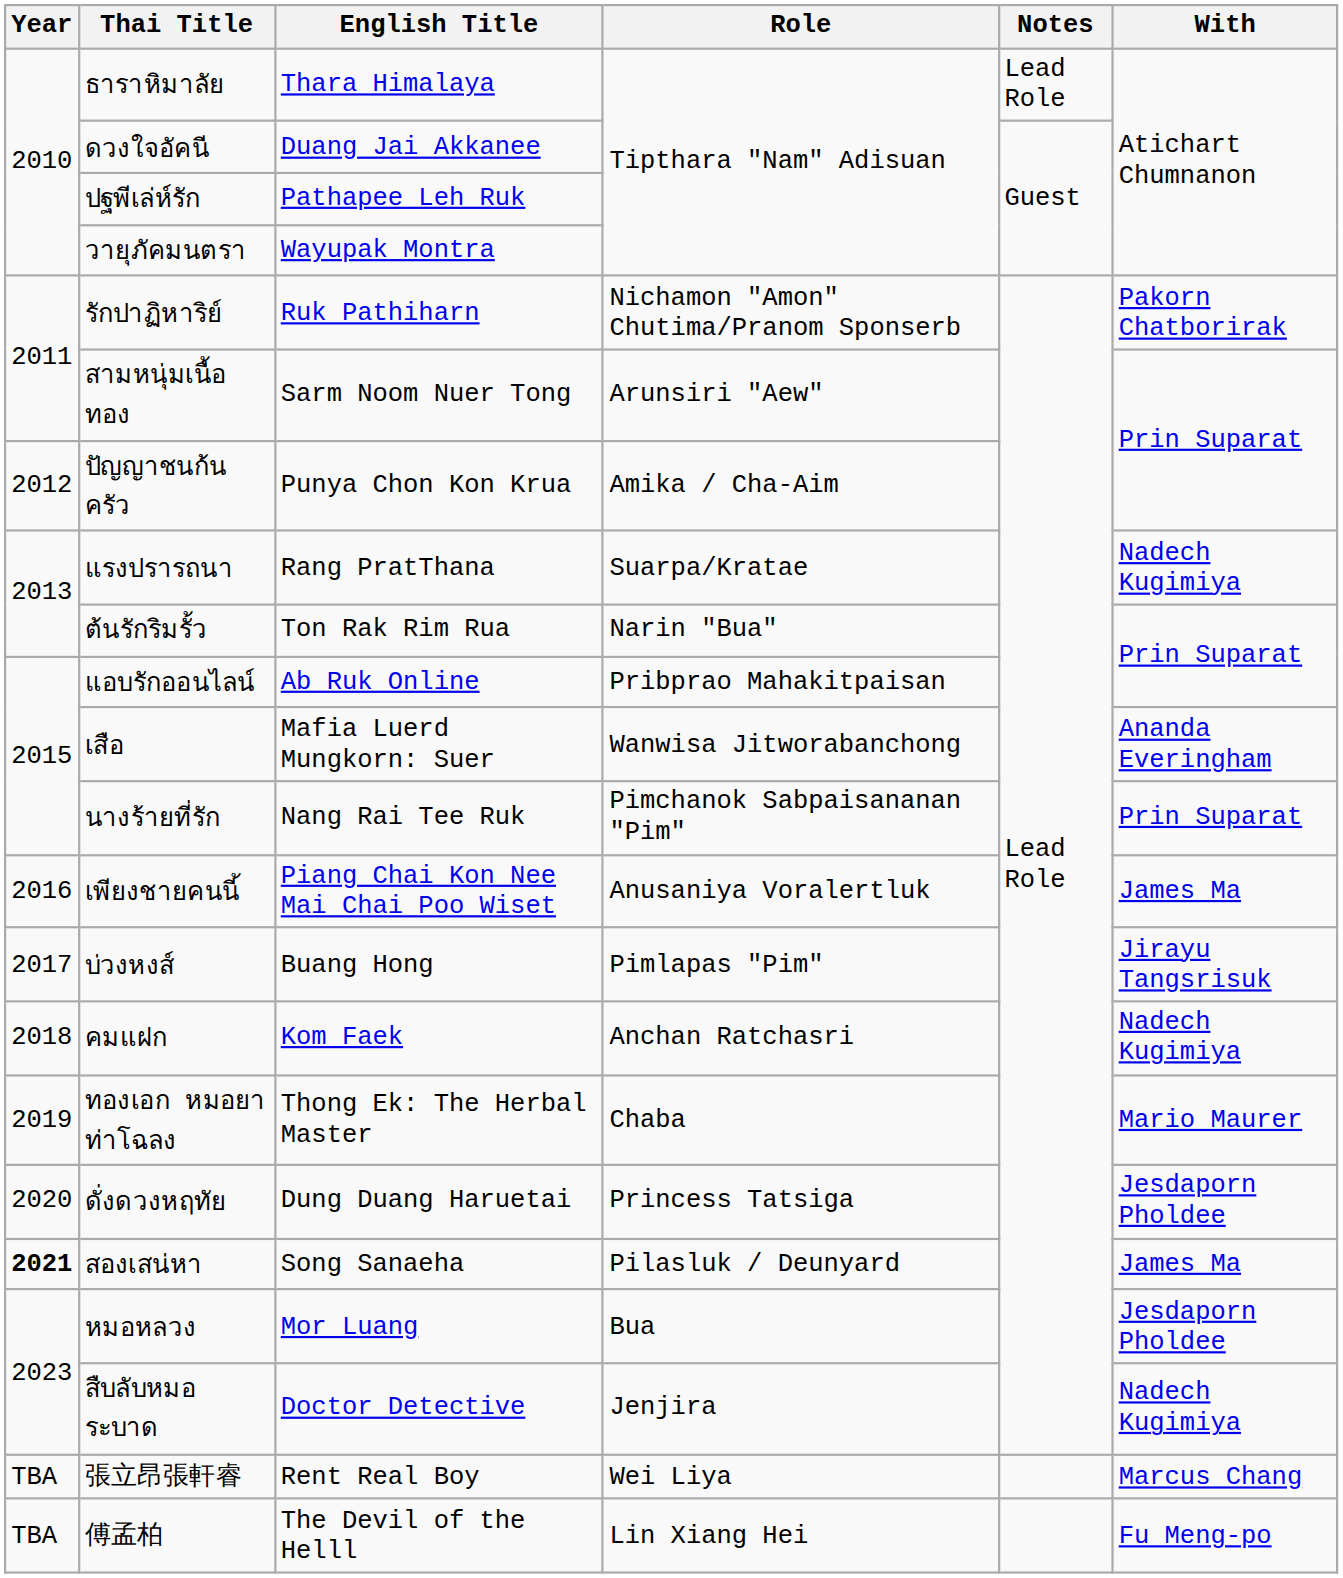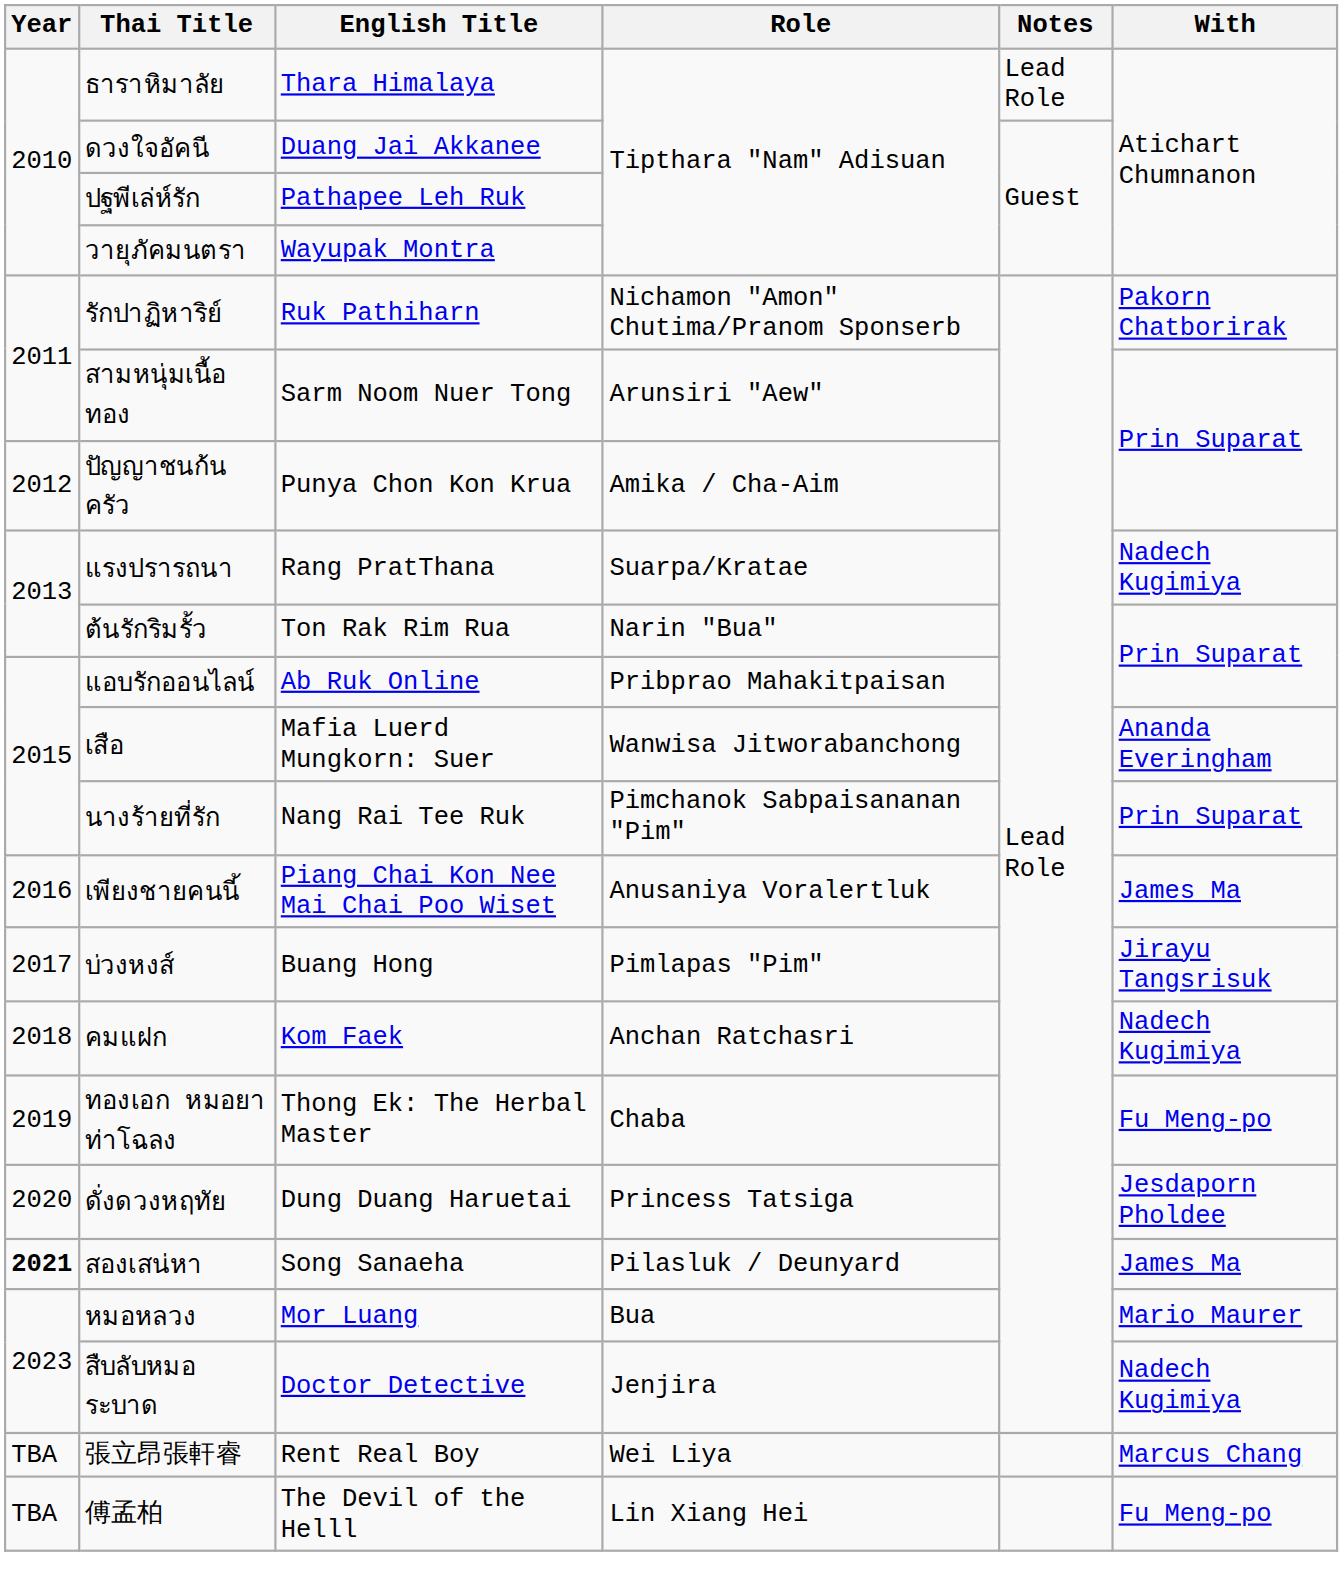(1210, 1119) Mario Maurer -> (1195, 1119) Fu Meng-po
(1188, 1327) Jesdaporn Pholdee -> (1210, 1316) Mario Maurer
